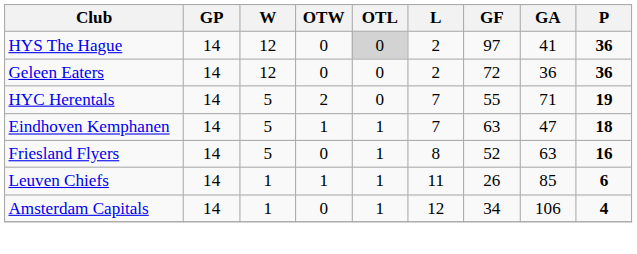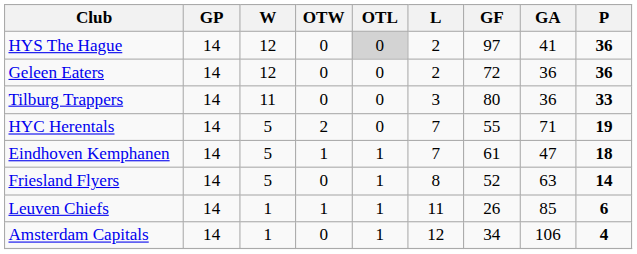+ row: (66, 99)
(492, 126) 63 -> (492, 153) 61
(604, 153) 16 -> (604, 180) 14
